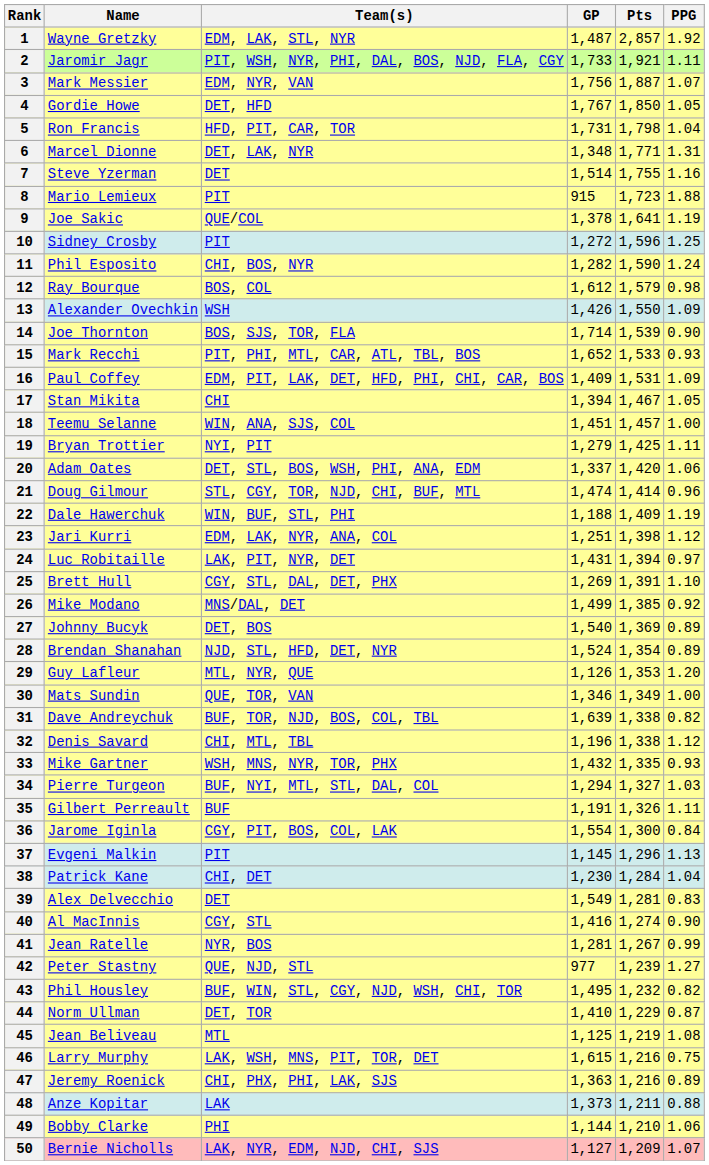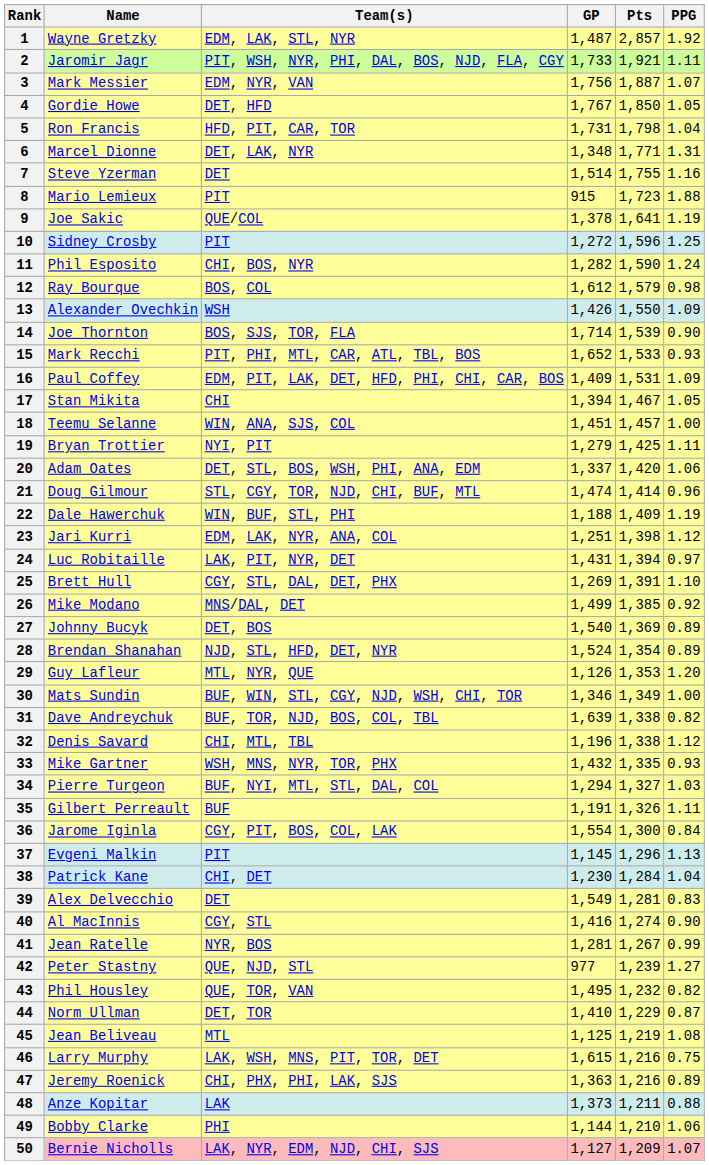(259, 696) QUE, TOR, VAN -> (363, 696) BUF, WIN, STL, CGY, NJD, WSH, CHI, TOR
(363, 991) BUF, WIN, STL, CGY, NJD, WSH, CHI, TOR -> (259, 991) QUE, TOR, VAN
